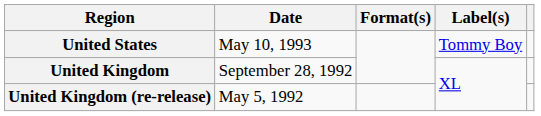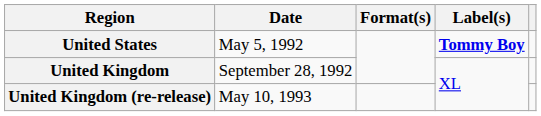(265, 44) May 10, 1993 -> (261, 44) May 5, 1992
(481, 44) normal -> (482, 44) bold
(261, 96) May 5, 1992 -> (265, 96) May 10, 1993
